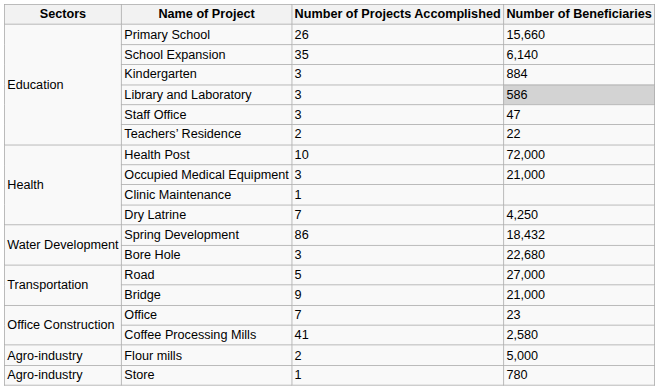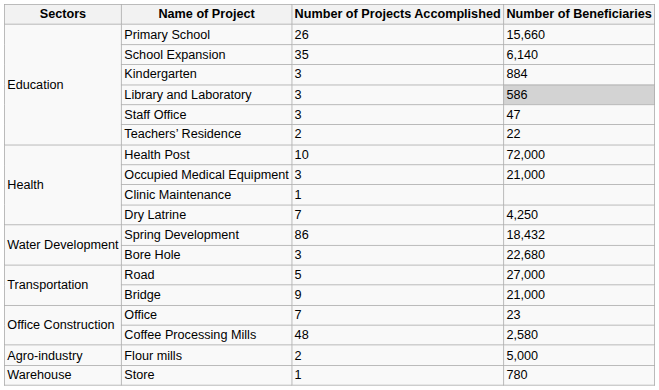(302, 335) 41 -> (302, 335) 48
(45, 375) Agro-industry -> (39, 375) Warehouse
